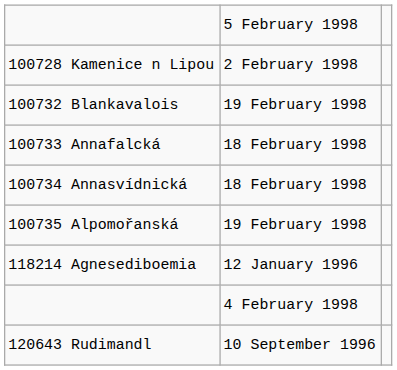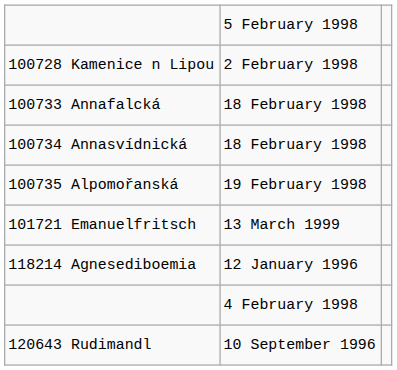- row: (93, 105)
+ row: (102, 225)
